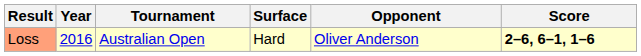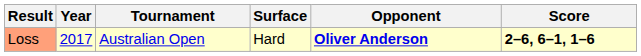(76, 39) 2016 -> (76, 39) 2017
(366, 39) normal -> (371, 39) bold
